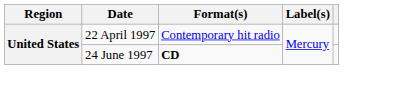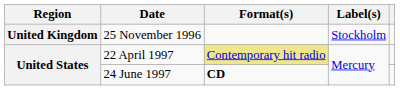+ row: (152, 34)
(220, 34) no background -> (266, 54) khaki background
